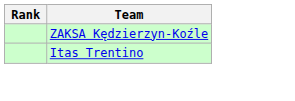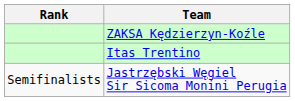+ row: (197, 80)
